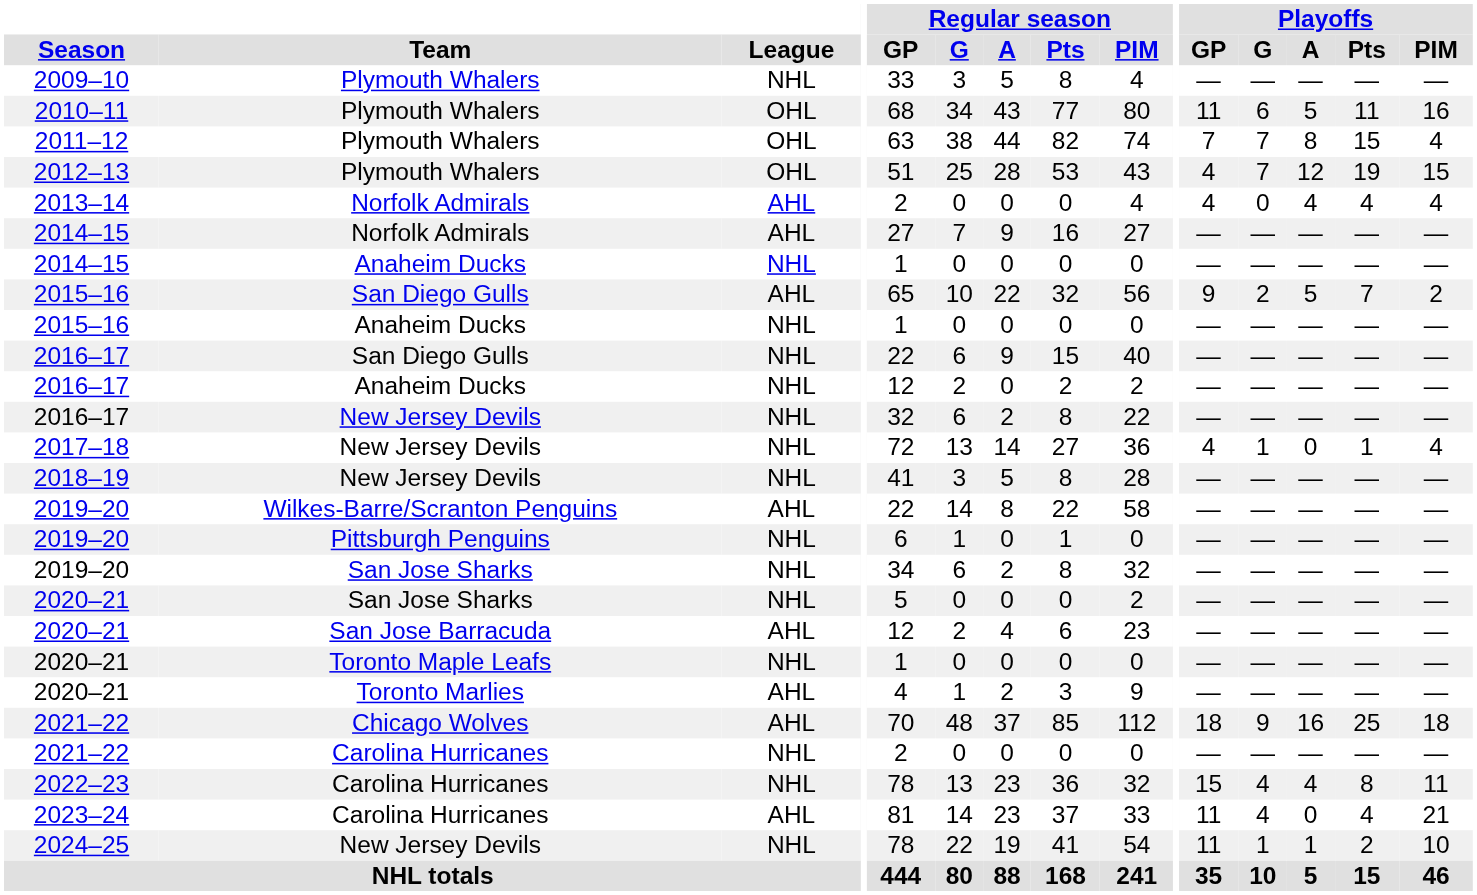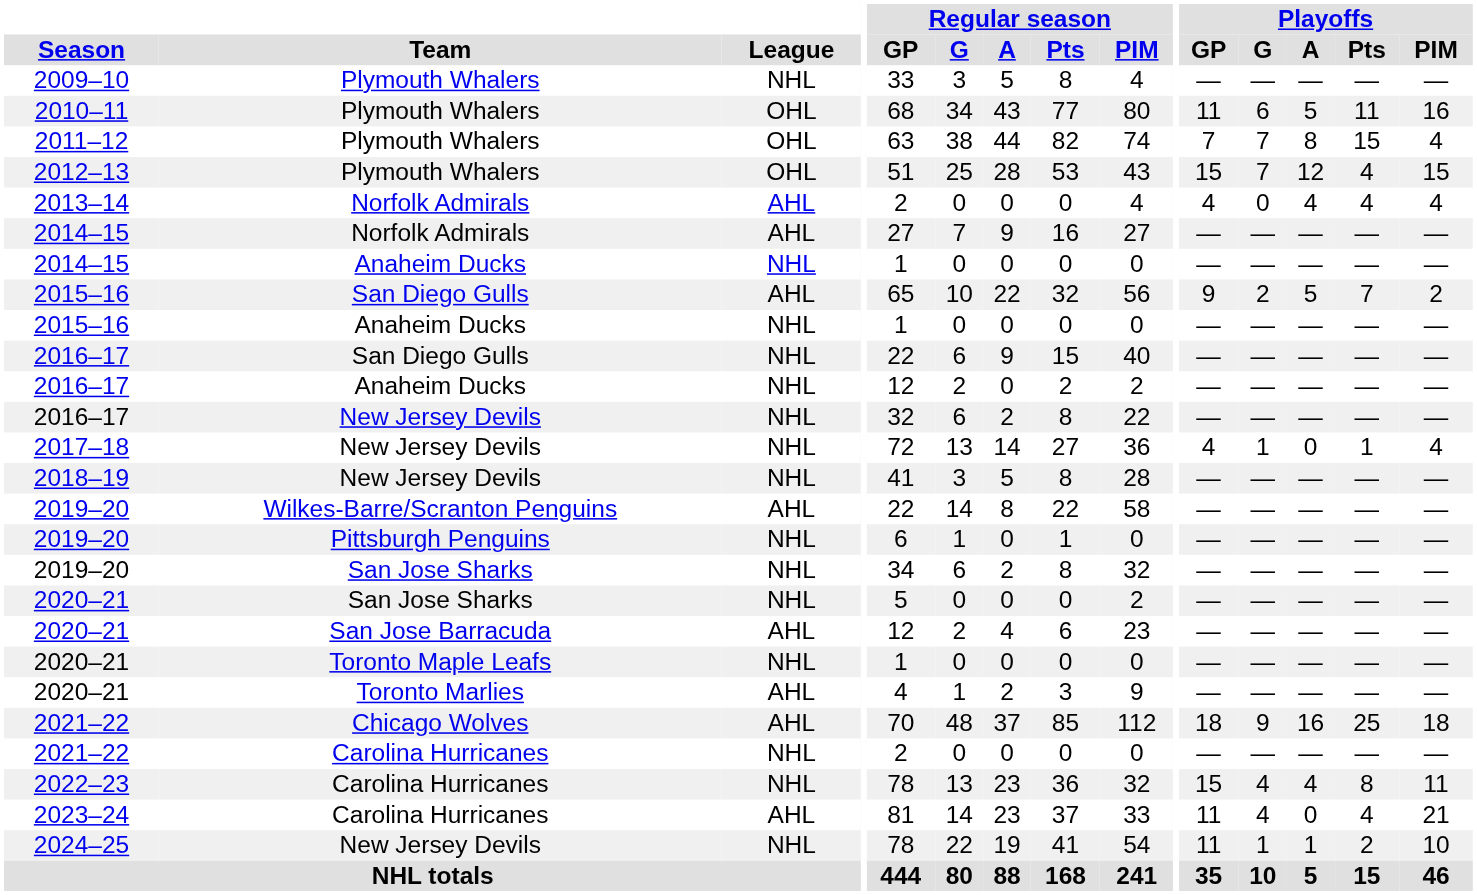(1209, 172) 4 -> (1209, 172) 15
(1367, 172) 19 -> (1367, 172) 4
